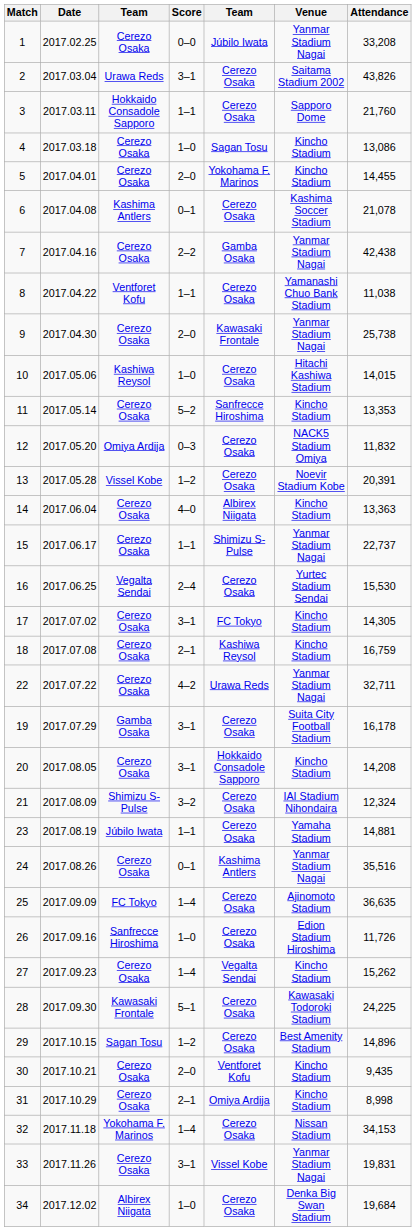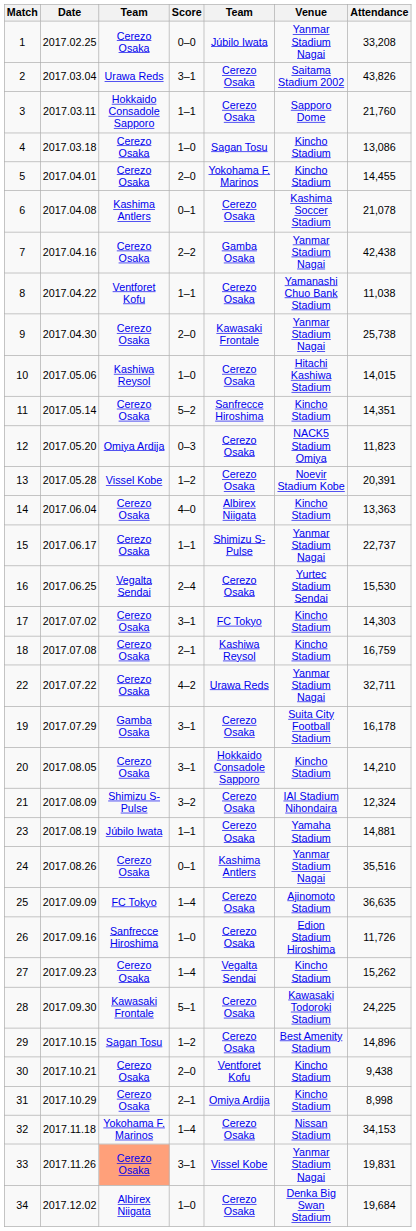(379, 411) 13,353 -> (379, 411) 14,351
(379, 446) 11,832 -> (379, 446) 11,823
(379, 621) 14,305 -> (379, 621) 14,303
(379, 768) 14,208 -> (379, 768) 14,210
(379, 1071) 9,435 -> (379, 1071) 9,438
(134, 1164) no background -> (134, 1164) lightsalmon background
